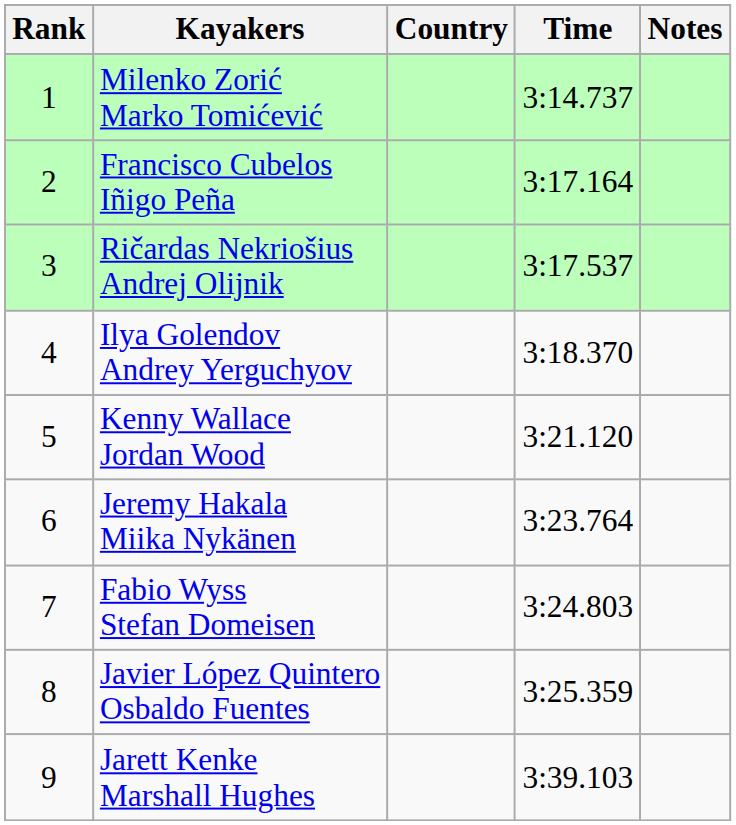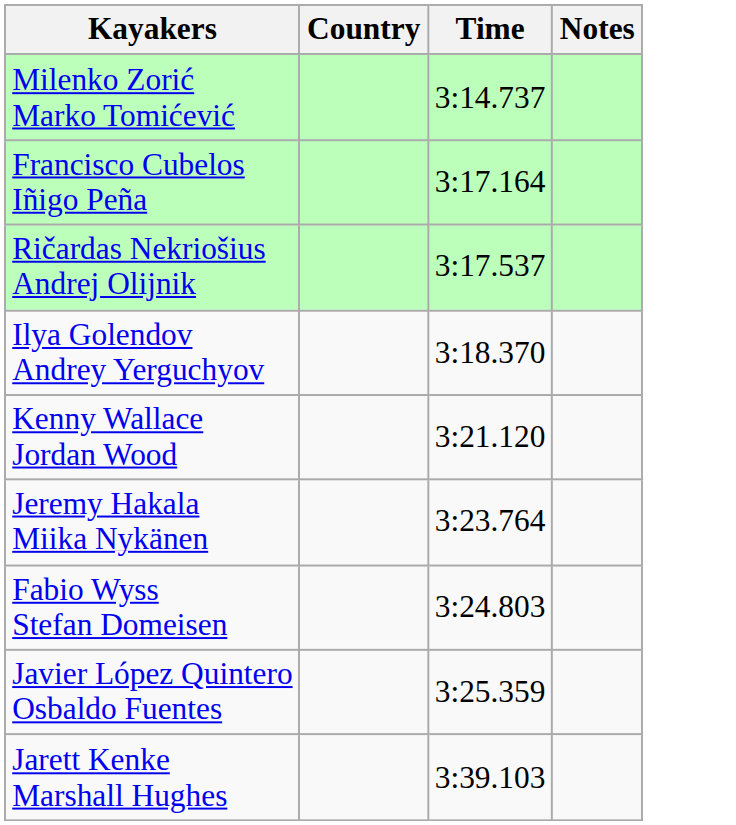- column: (49, 29)
